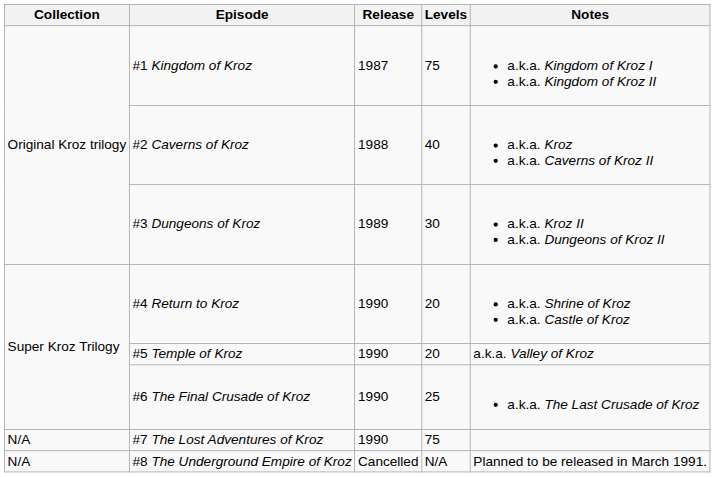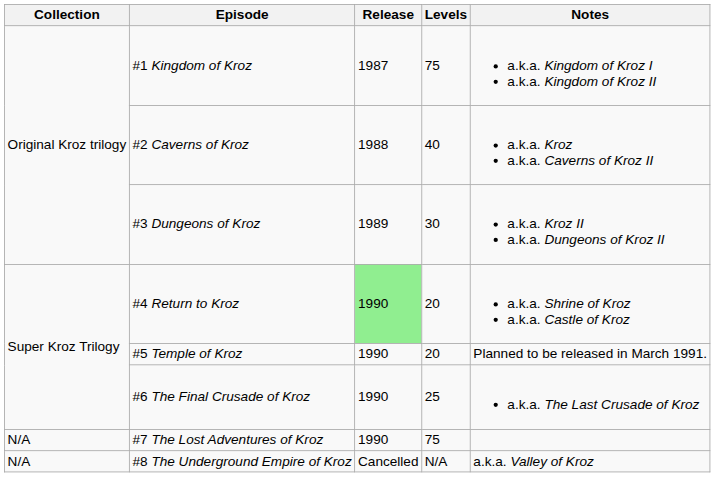(373, 303) no background -> (373, 303) lightgreen background
(534, 354) a.k.a. Valley of Kroz -> (590, 354) Planned to be released in March 1991.
(590, 461) Planned to be released in March 1991. -> (534, 461) a.k.a. Valley of Kroz
